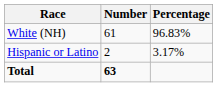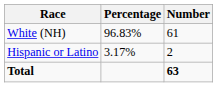columns swapped: (126, 14) <-> (181, 14)
